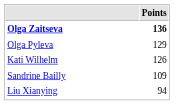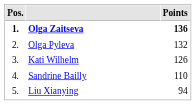+ column: (15, 12)
(160, 44) 129 -> (181, 44) 132
(160, 75) 109 -> (181, 75) 110
